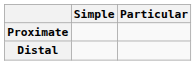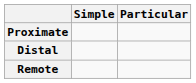+ row: (38, 69)
